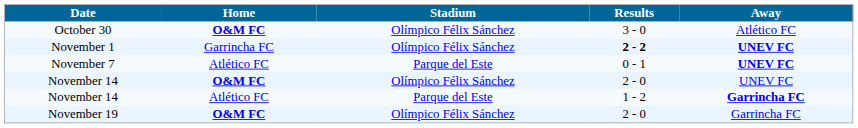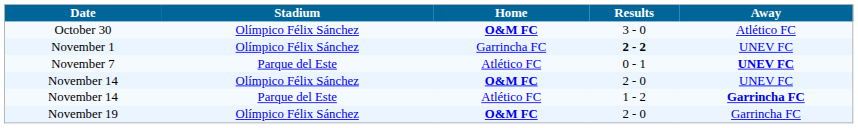columns swapped: (453, 13) <-> (239, 13)
(766, 46) bold -> (766, 46) normal
